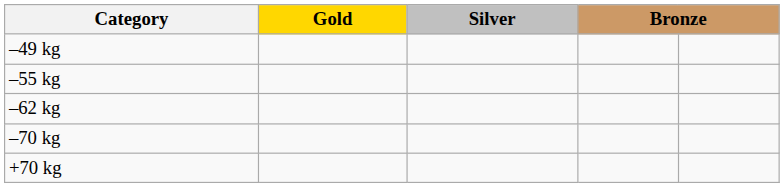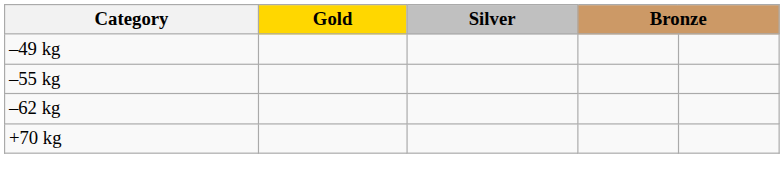- row: (35, 138)
